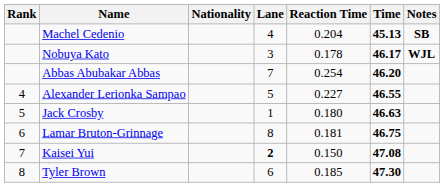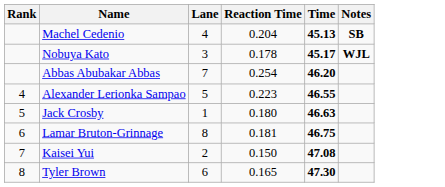- column: (221, 14)
(387, 53) 46.17 -> (322, 53) 45.17
(328, 93) 0.227 -> (263, 93) 0.223
(270, 152) bold -> (205, 152) normal
(328, 172) 0.185 -> (263, 172) 0.165
